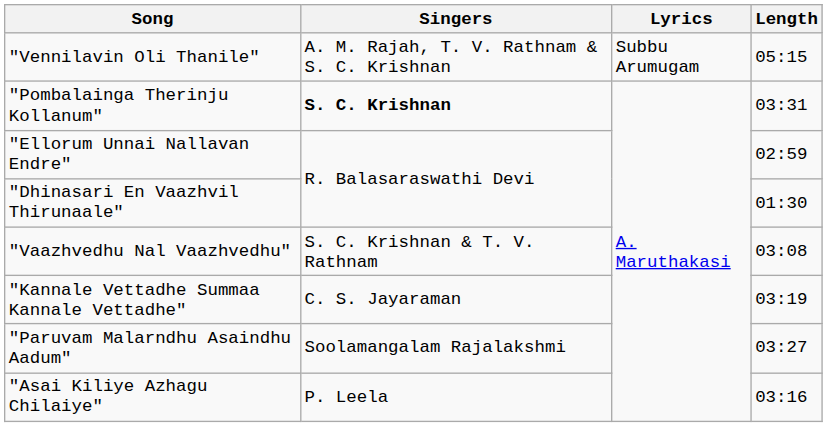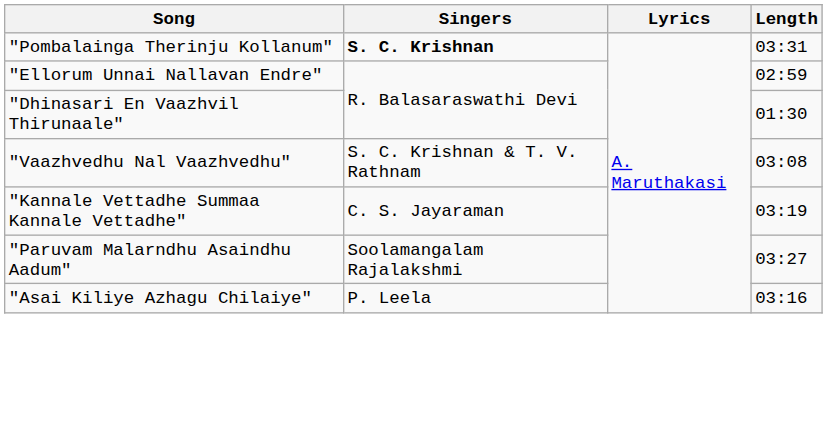- row: (134, 57)
